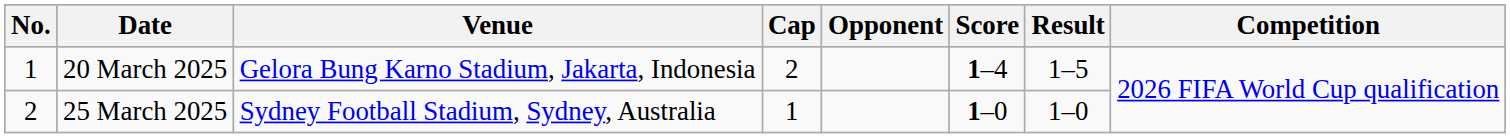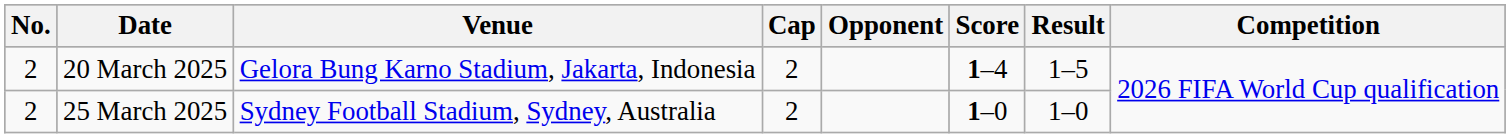(31, 68) 1 -> (31, 68) 2
(792, 111) 1 -> (792, 111) 2
